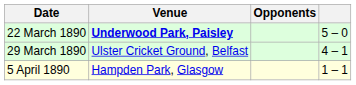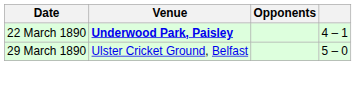(335, 32) 5 – 0 -> (335, 32) 4 – 1
(335, 51) 4 – 1 -> (335, 51) 5 – 0
- row: (38, 70)
